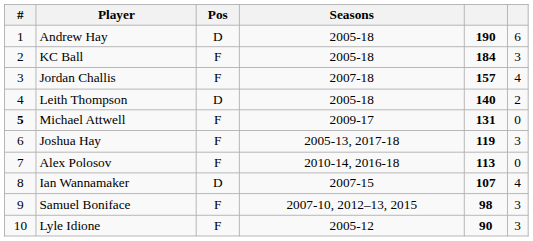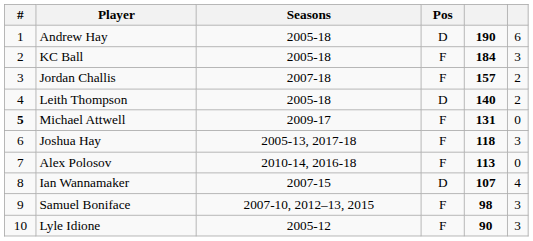columns swapped: (352, 15) <-> (218, 15)
(518, 78) 4 -> (518, 78) 2
(486, 141) 119 -> (486, 141) 118
